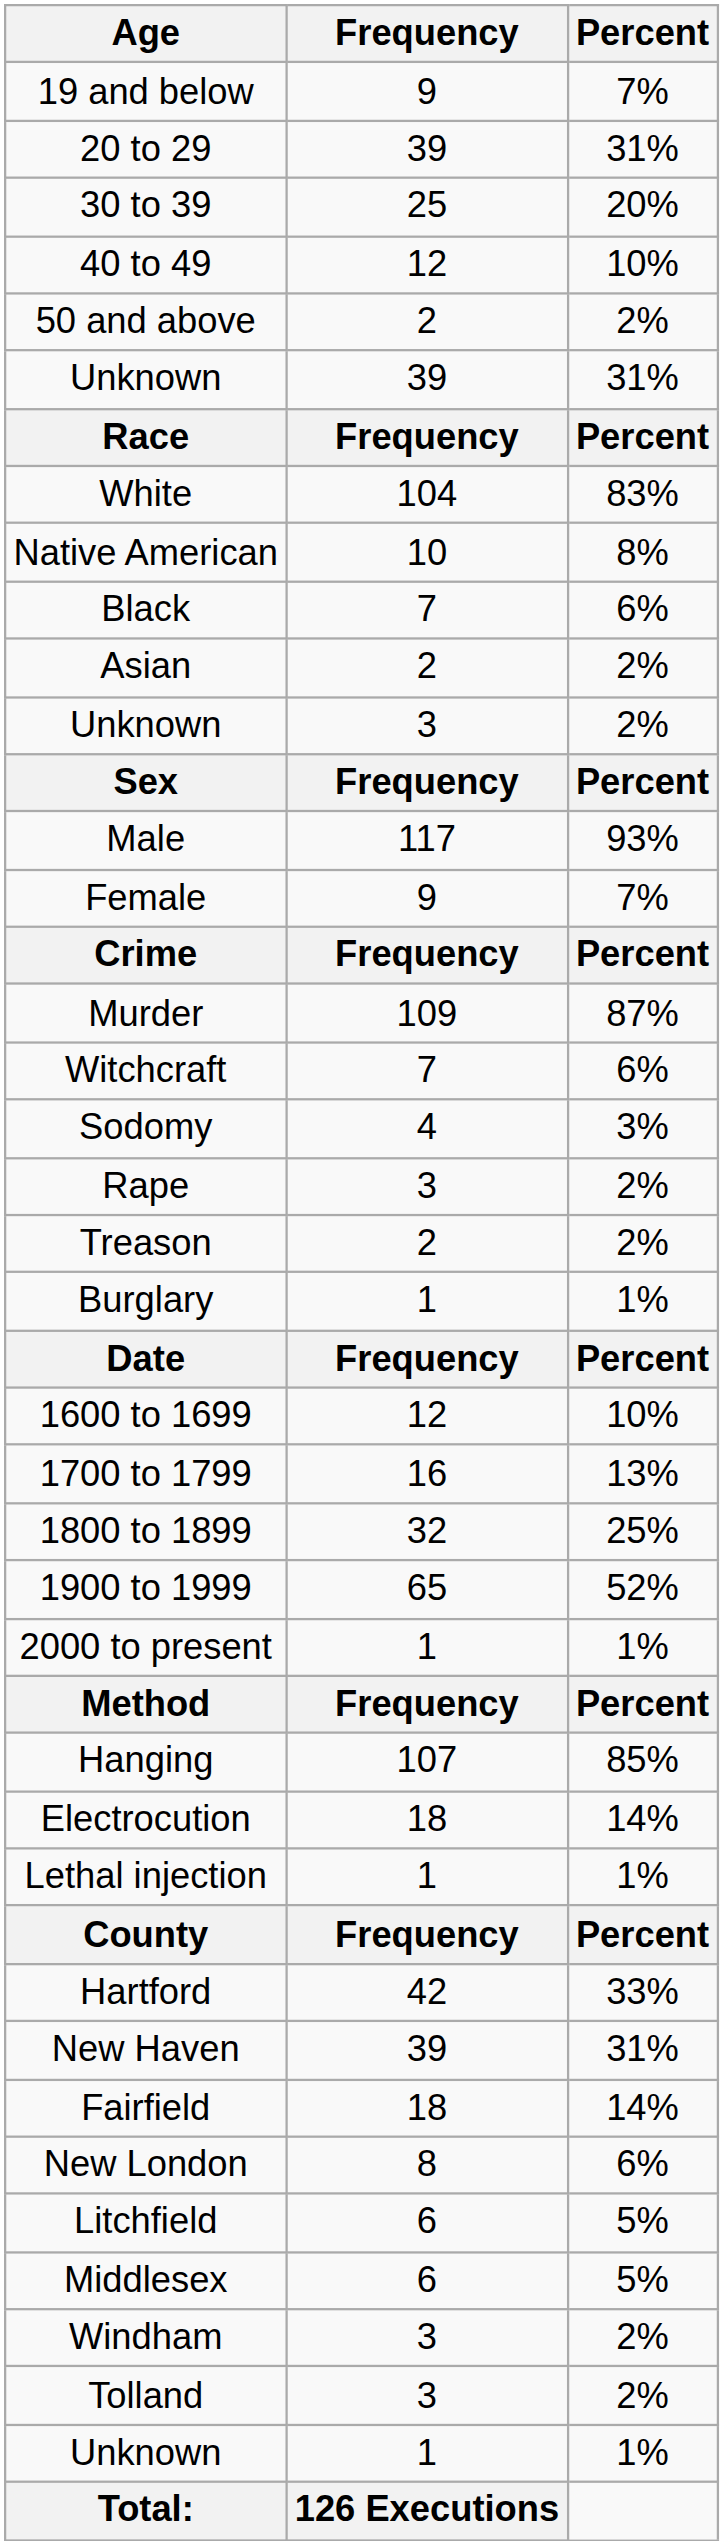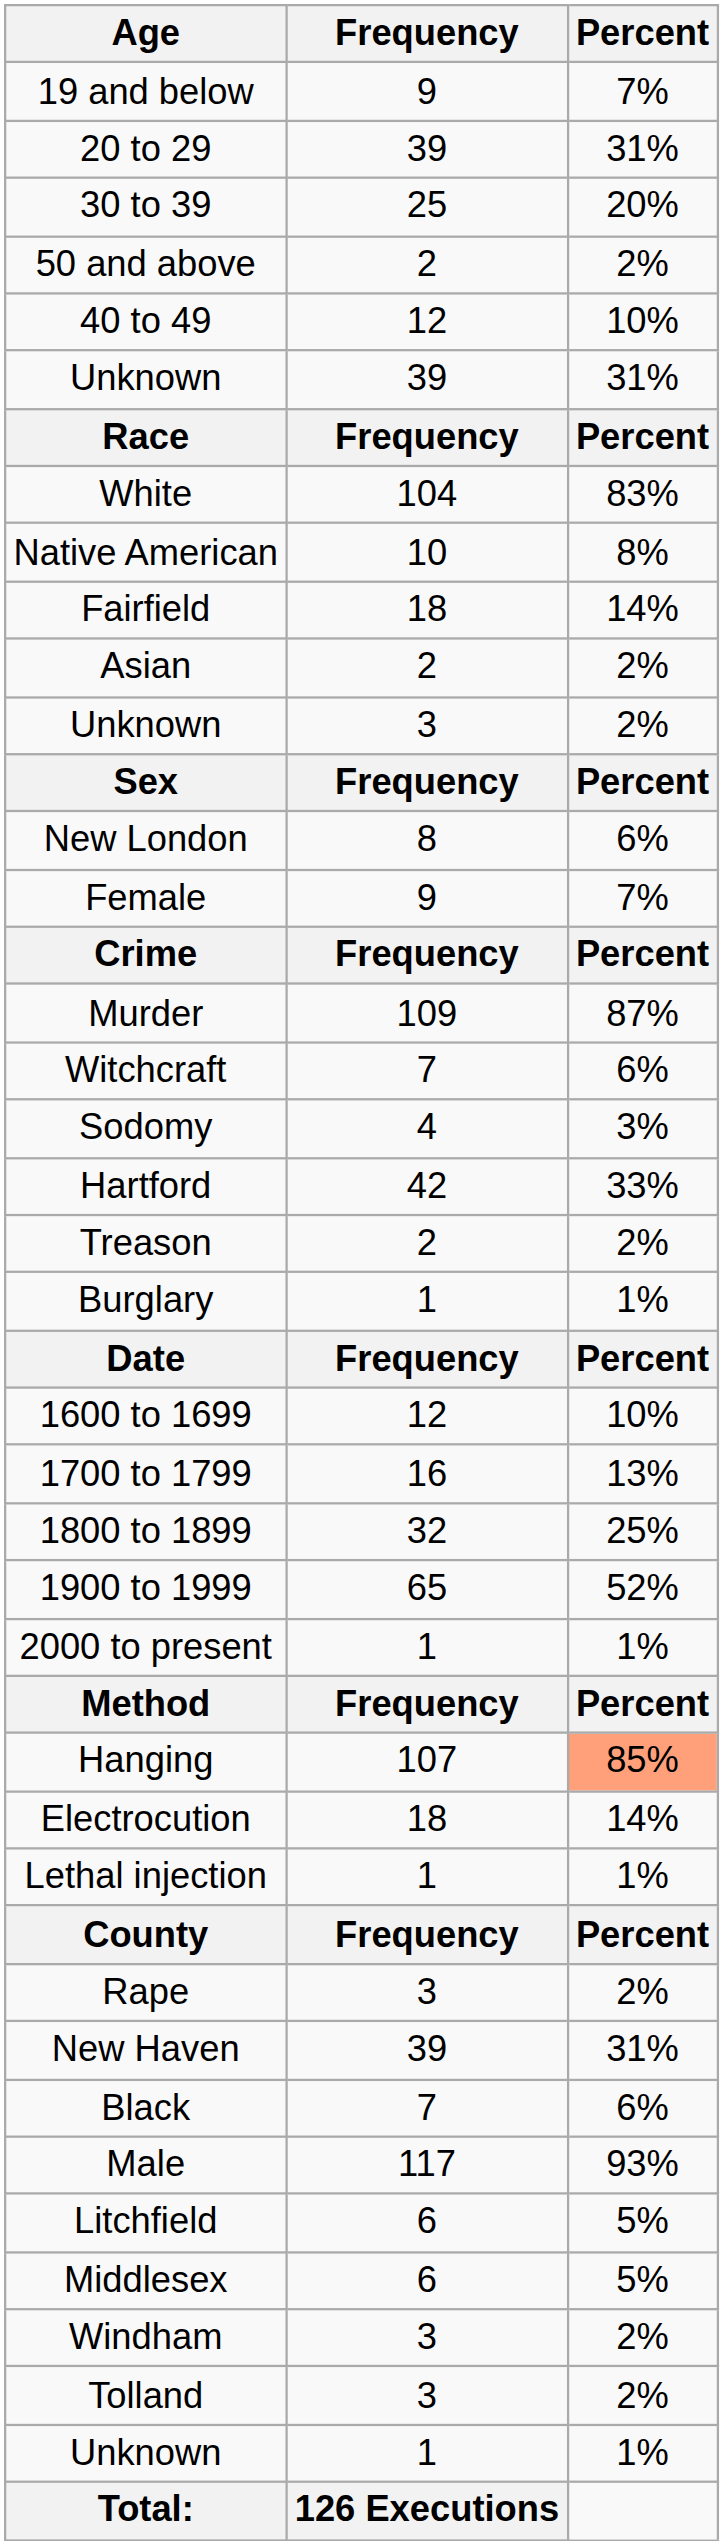rows swapped: (146, 263) <-> (146, 321)
rows swapped: (146, 609) <-> (146, 2106)
rows swapped: (146, 839) <-> (146, 2164)
rows swapped: (146, 1185) <-> (146, 1991)
(643, 1761) no background -> (643, 1761) lightsalmon background
